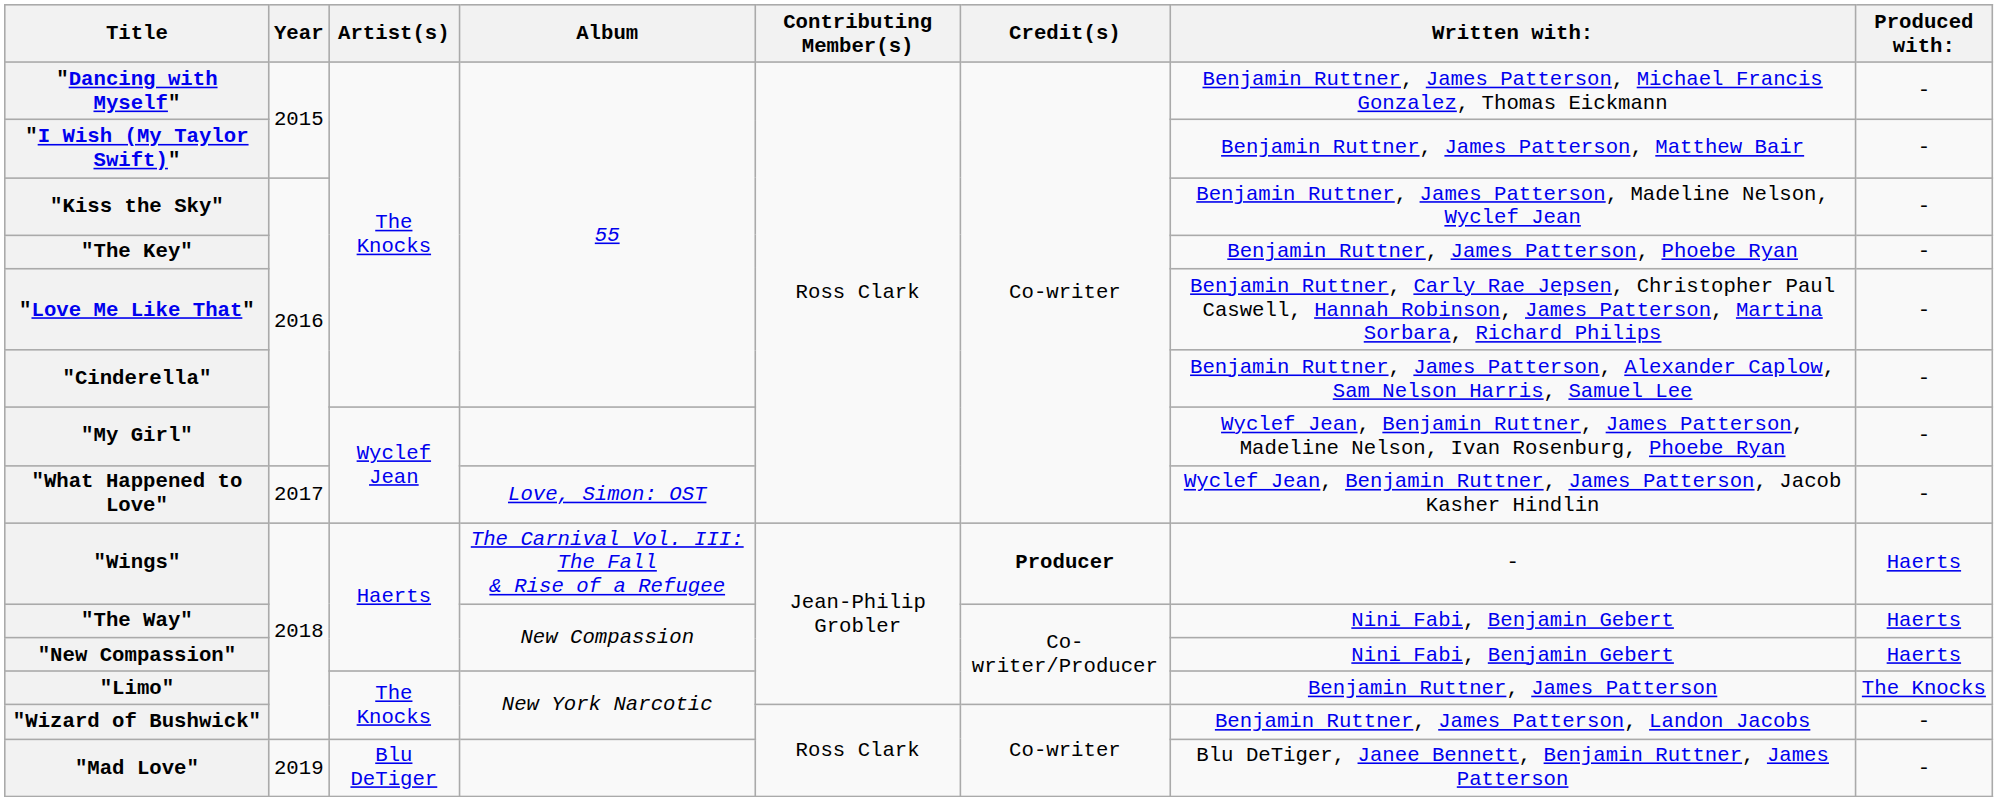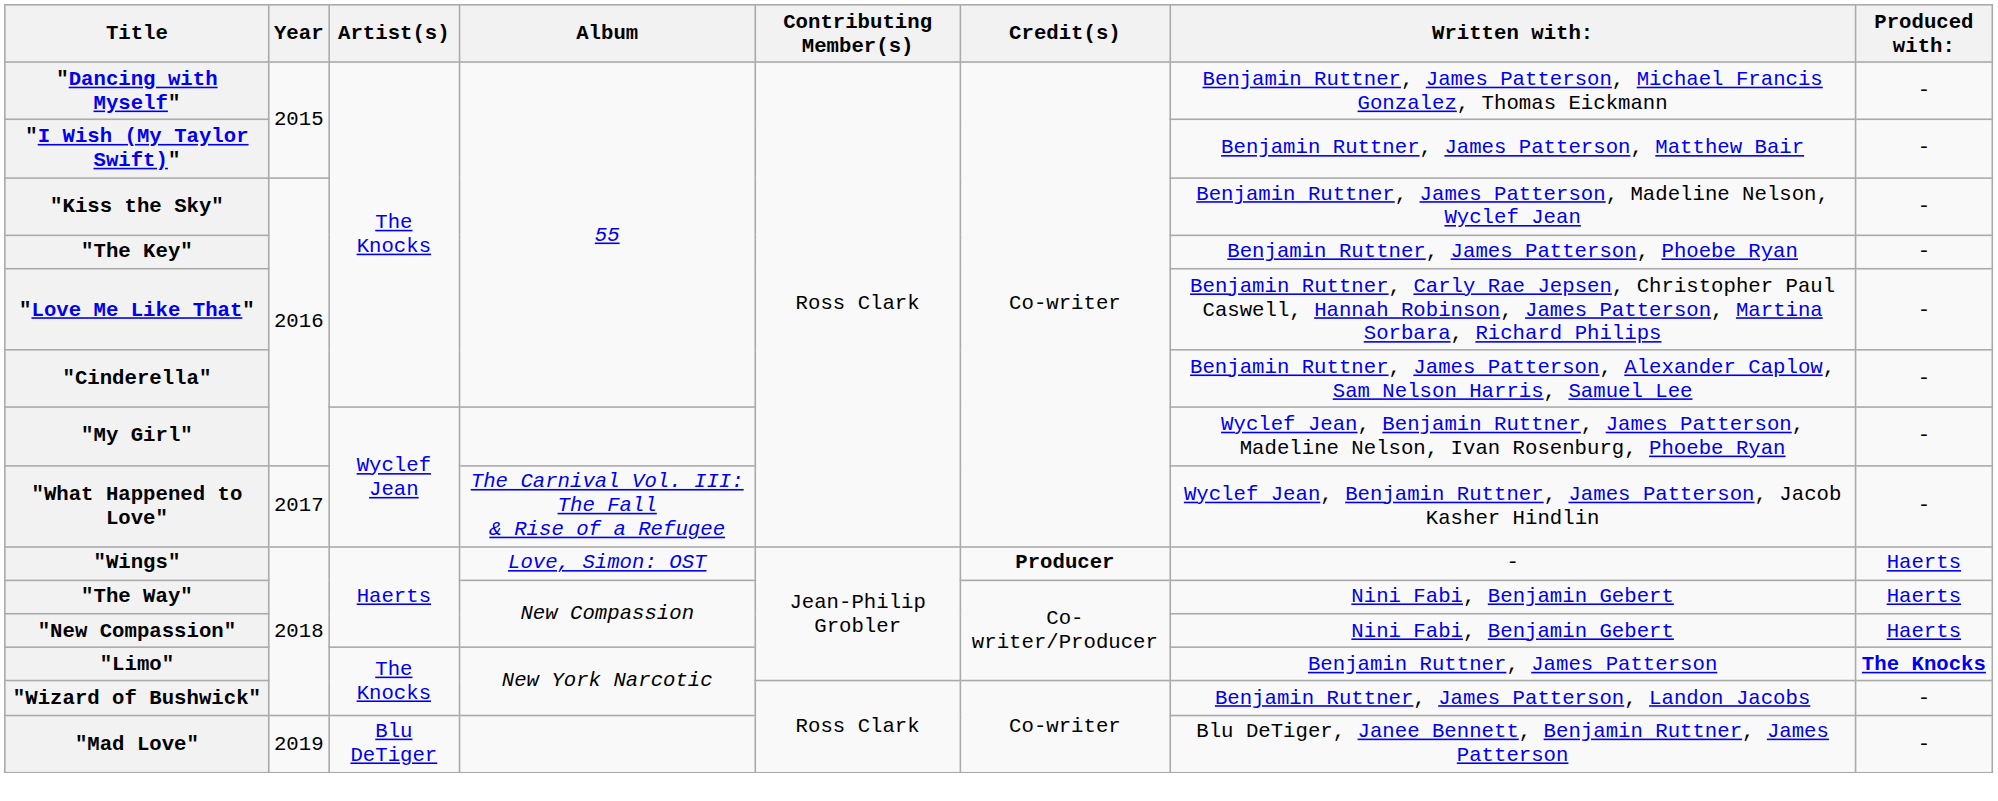(607, 494) Love, Simon: OST -> (607, 506) The Carnival Vol. III: The Fall & Rise of a Refugee
(607, 563) The Carnival Vol. III: The Fall & Rise of a Refugee -> (607, 563) Love, Simon: OST
(1924, 688) normal -> (1924, 664) bold
